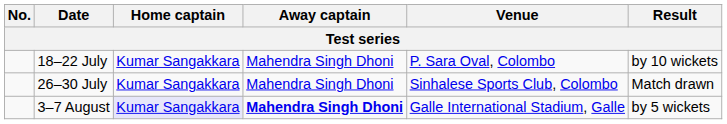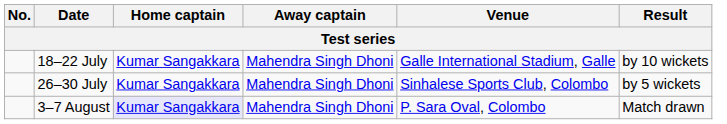(482, 61) P. Sara Oval, Colombo -> (508, 61) Galle International Stadium, Galle
(673, 84) Match drawn -> (661, 84) by 5 wickets
(325, 107) bold -> (320, 107) normal
(517, 107) Galle International Stadium, Galle -> (473, 107) P. Sara Oval, Colombo
(671, 107) by 5 wickets -> (663, 107) Match drawn
